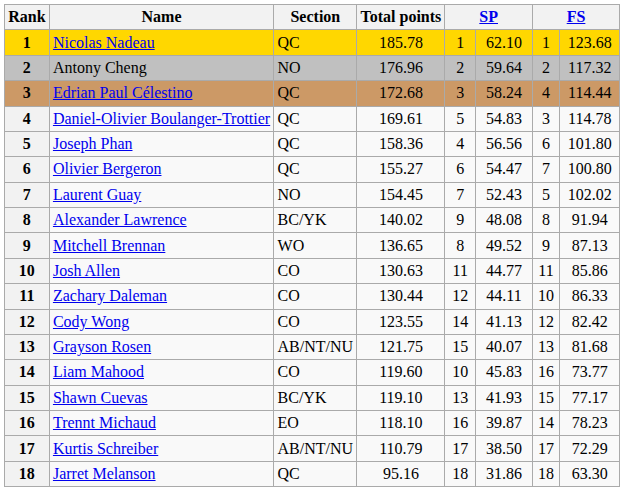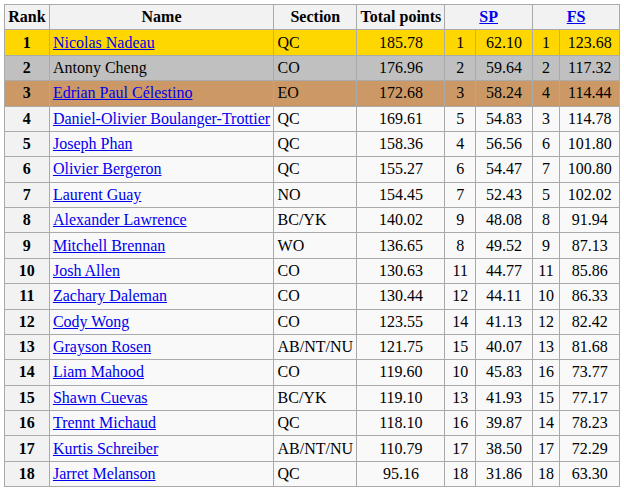(289, 67) NO -> (289, 67) CO
(289, 93) QC -> (288, 93) EO
(288, 423) EO -> (289, 423) QC
